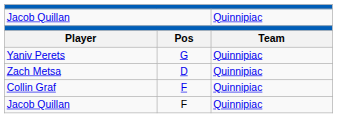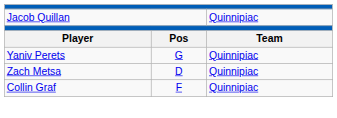- row: (38, 104)
